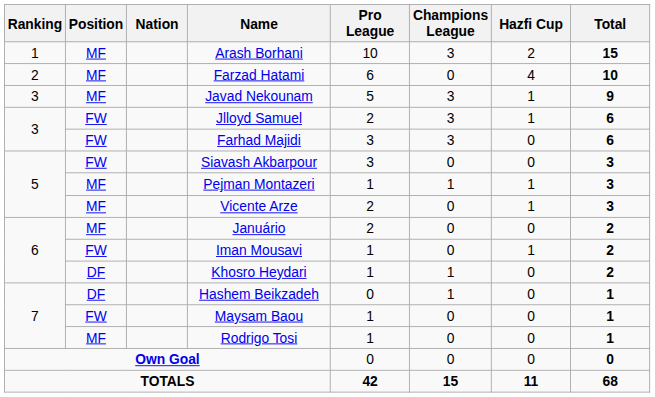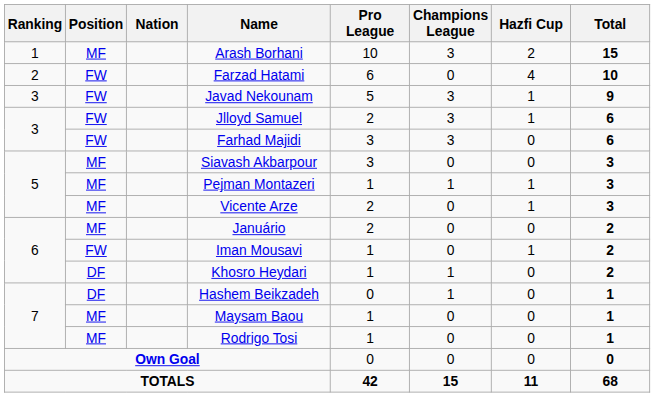(96, 75) MF -> (96, 75) FW
(96, 97) MF -> (96, 97) FW
(96, 162) FW -> (96, 162) MF
(96, 316) FW -> (96, 316) MF
